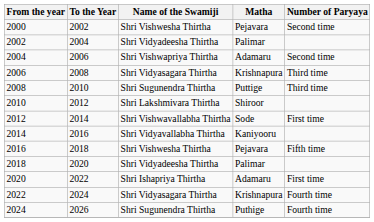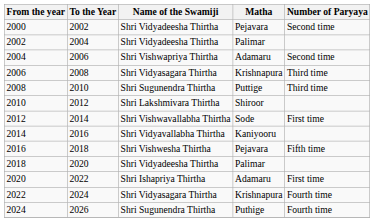(166, 27) Shri Vishwesha Thirtha -> (169, 27) Shri Vidyadeesha Thirtha
